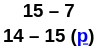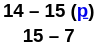rows swapped: (49, 10) <-> (49, 36)
